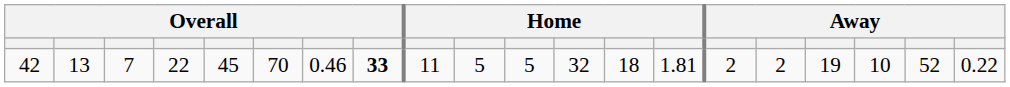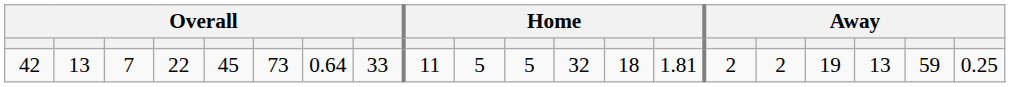(278, 64) 70 -> (278, 64) 73
(328, 64) 0.46 -> (328, 64) 0.64
(377, 64) bold -> (377, 64) normal
(880, 64) 10 -> (880, 64) 13
(930, 64) 52 -> (930, 64) 59
(979, 64) 0.22 -> (979, 64) 0.25
